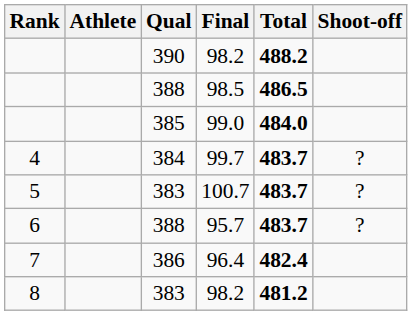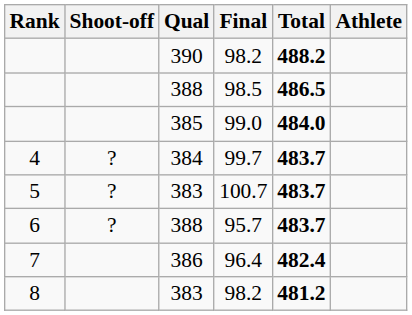columns swapped: (103, 21) <-> (360, 21)
